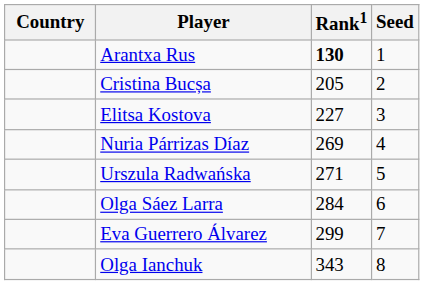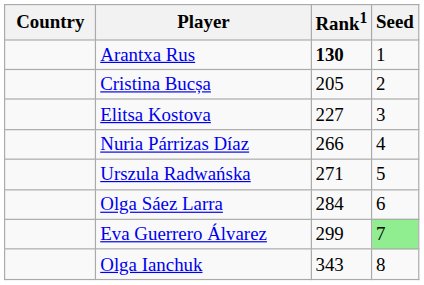(330, 144) 269 -> (330, 144) 266
(381, 234) no background -> (381, 234) lightgreen background
